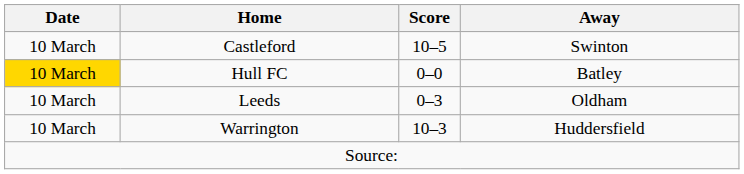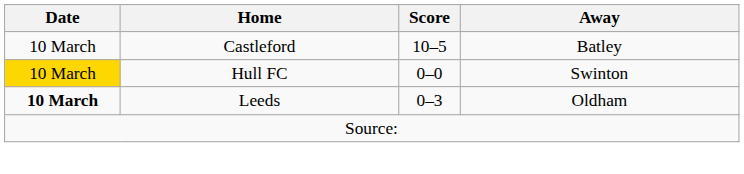(599, 45) Swinton -> (599, 45) Batley
(599, 73) Batley -> (599, 73) Swinton
(63, 100) normal -> (63, 100) bold
- row: (259, 127)
